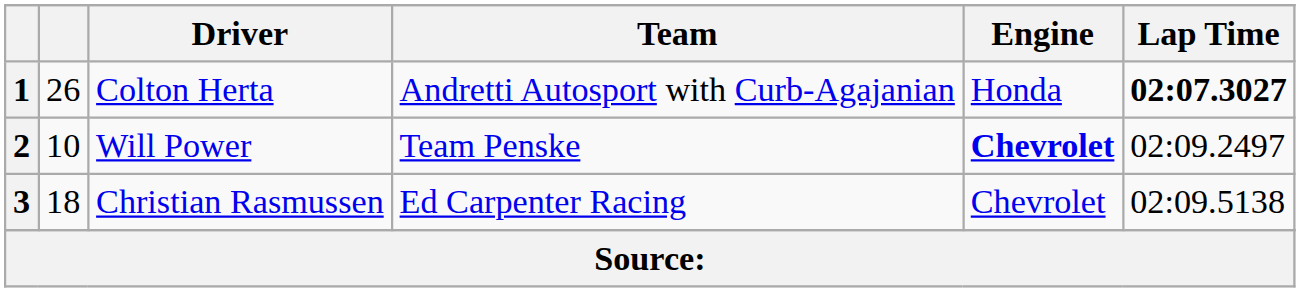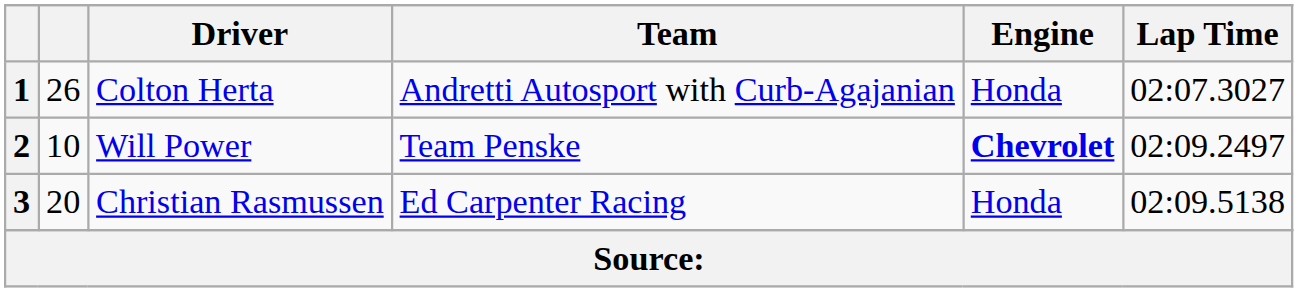(1209, 89) bold -> (1208, 89) normal
(63, 202) 18 -> (63, 202) 20
(1038, 202) Chevrolet -> (1016, 202) Honda
